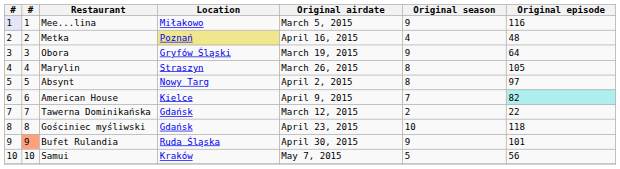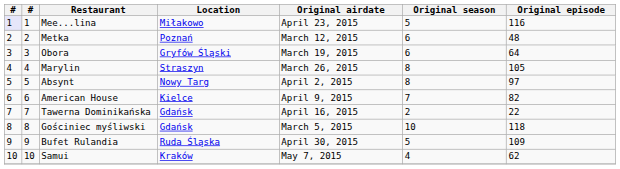(317, 23) March 5, 2015 -> (320, 23) April 23, 2015
(407, 23) 9 -> (407, 23) 5
(176, 38) khaki background -> (176, 38) no background
(320, 38) April 16, 2015 -> (320, 38) March 12, 2015
(407, 38) 4 -> (407, 38) 6
(407, 53) 9 -> (407, 53) 6
(514, 97) paleturquoise background -> (514, 97) no background
(320, 112) March 12, 2015 -> (320, 112) April 16, 2015
(320, 127) April 23, 2015 -> (317, 127) March 5, 2015
(27, 142) lightsalmon background -> (27, 142) no background
(407, 142) 9 -> (407, 142) 5
(517, 142) 101 -> (517, 142) 109
(407, 156) 5 -> (407, 156) 4
(514, 156) 56 -> (514, 156) 62
